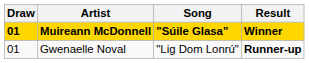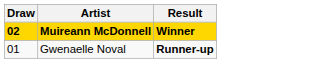- column: (198, 13)
(13, 31) 01 -> (13, 31) 02
